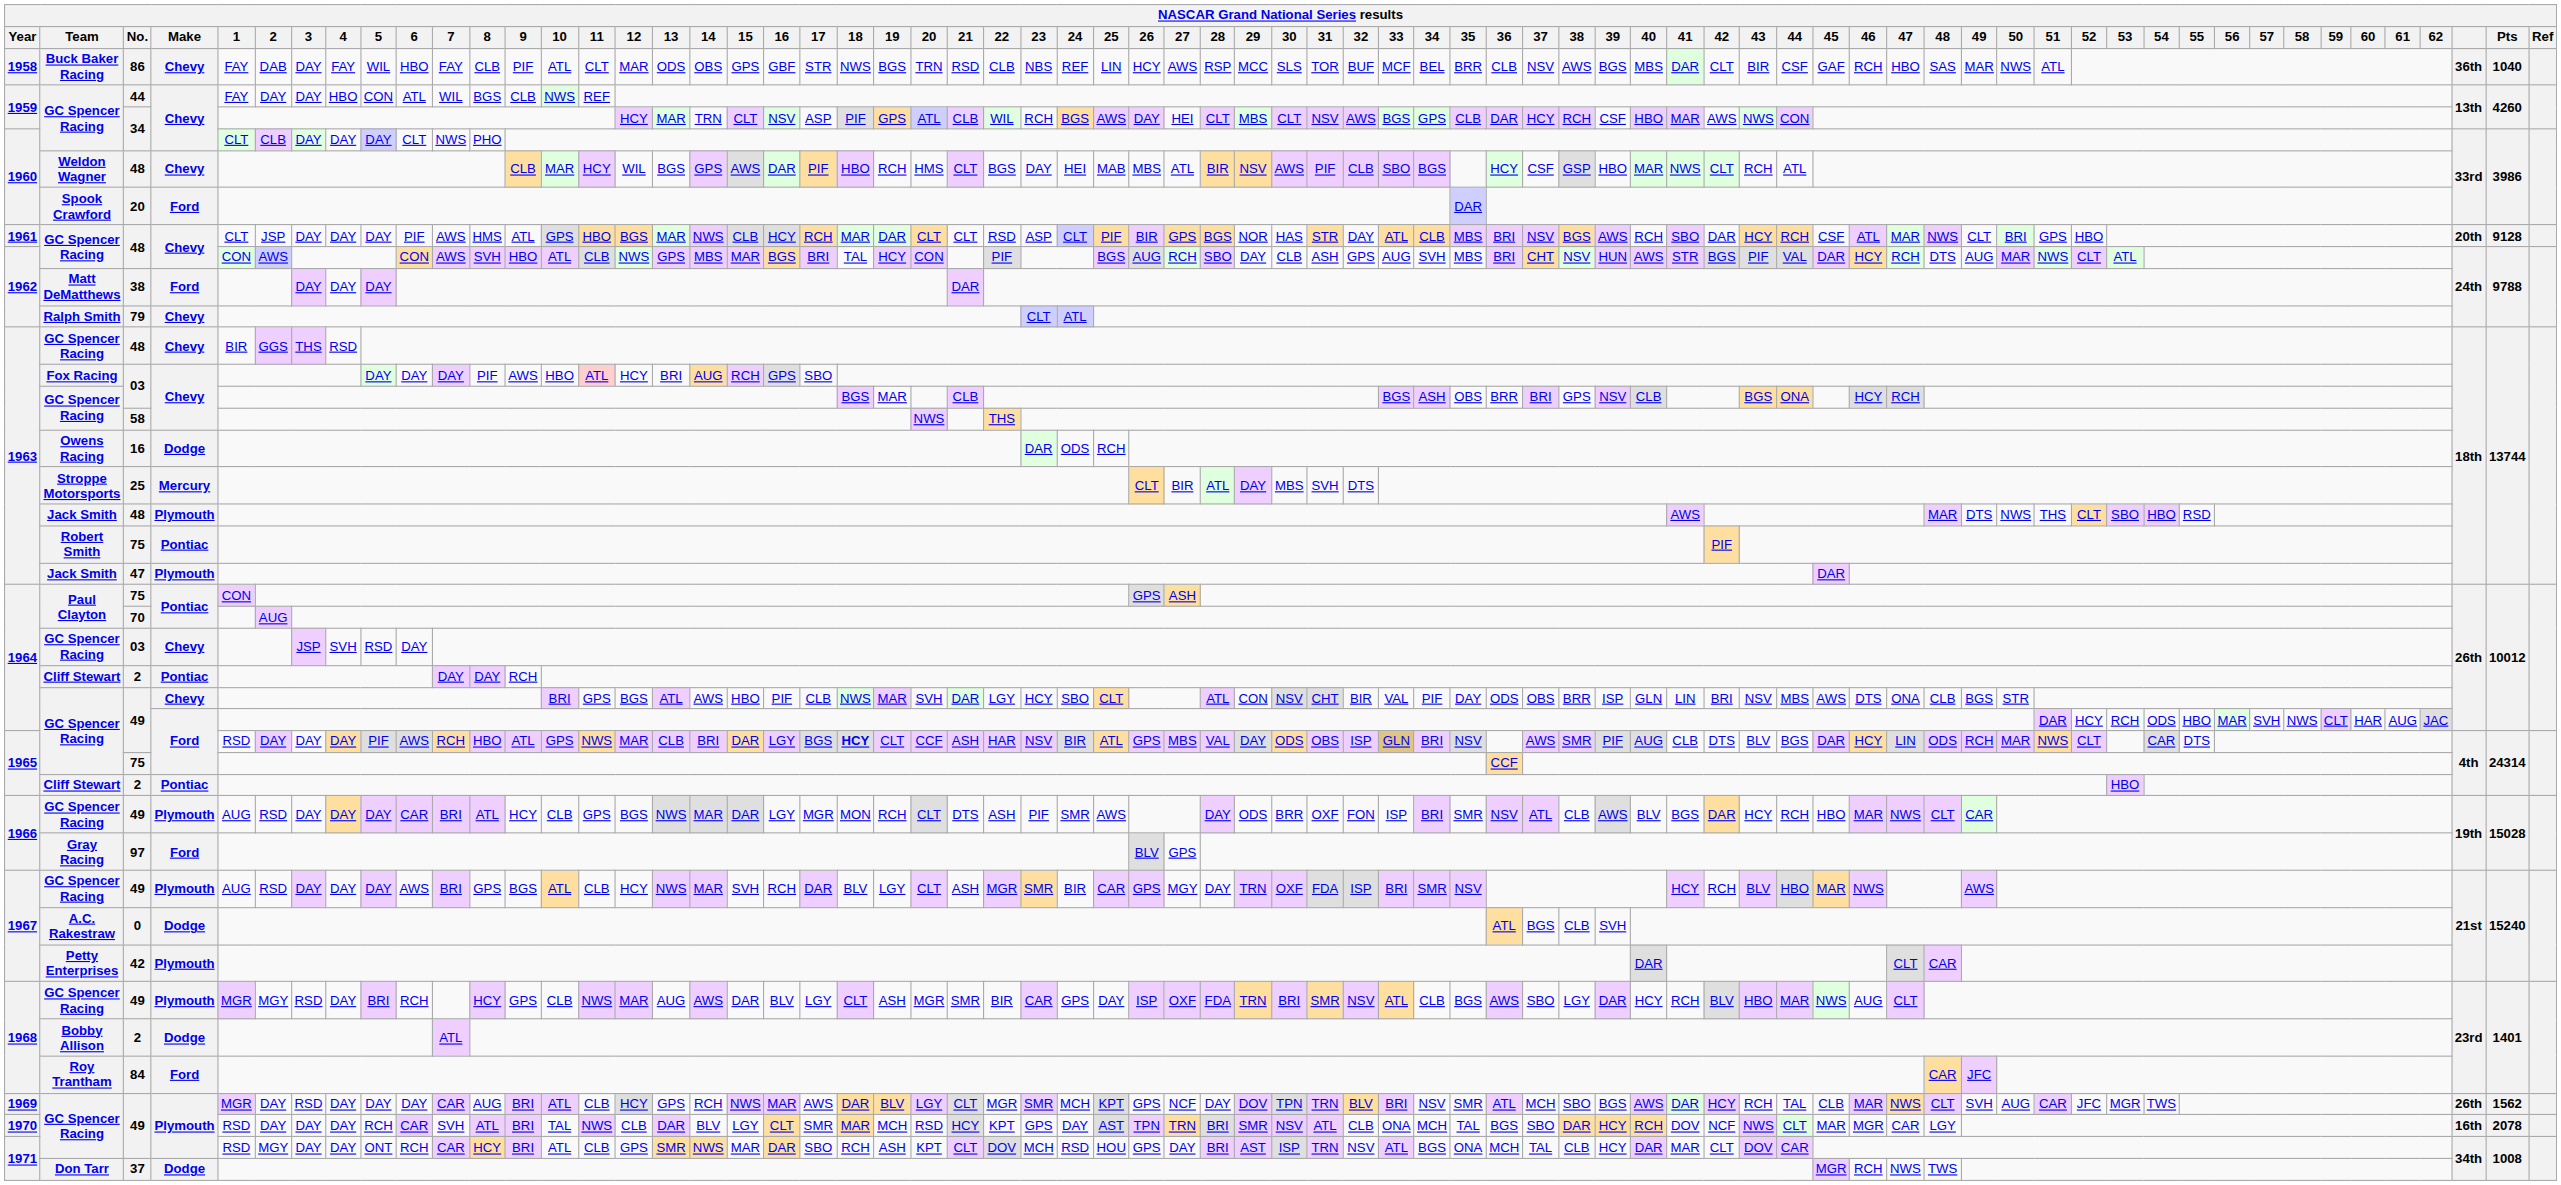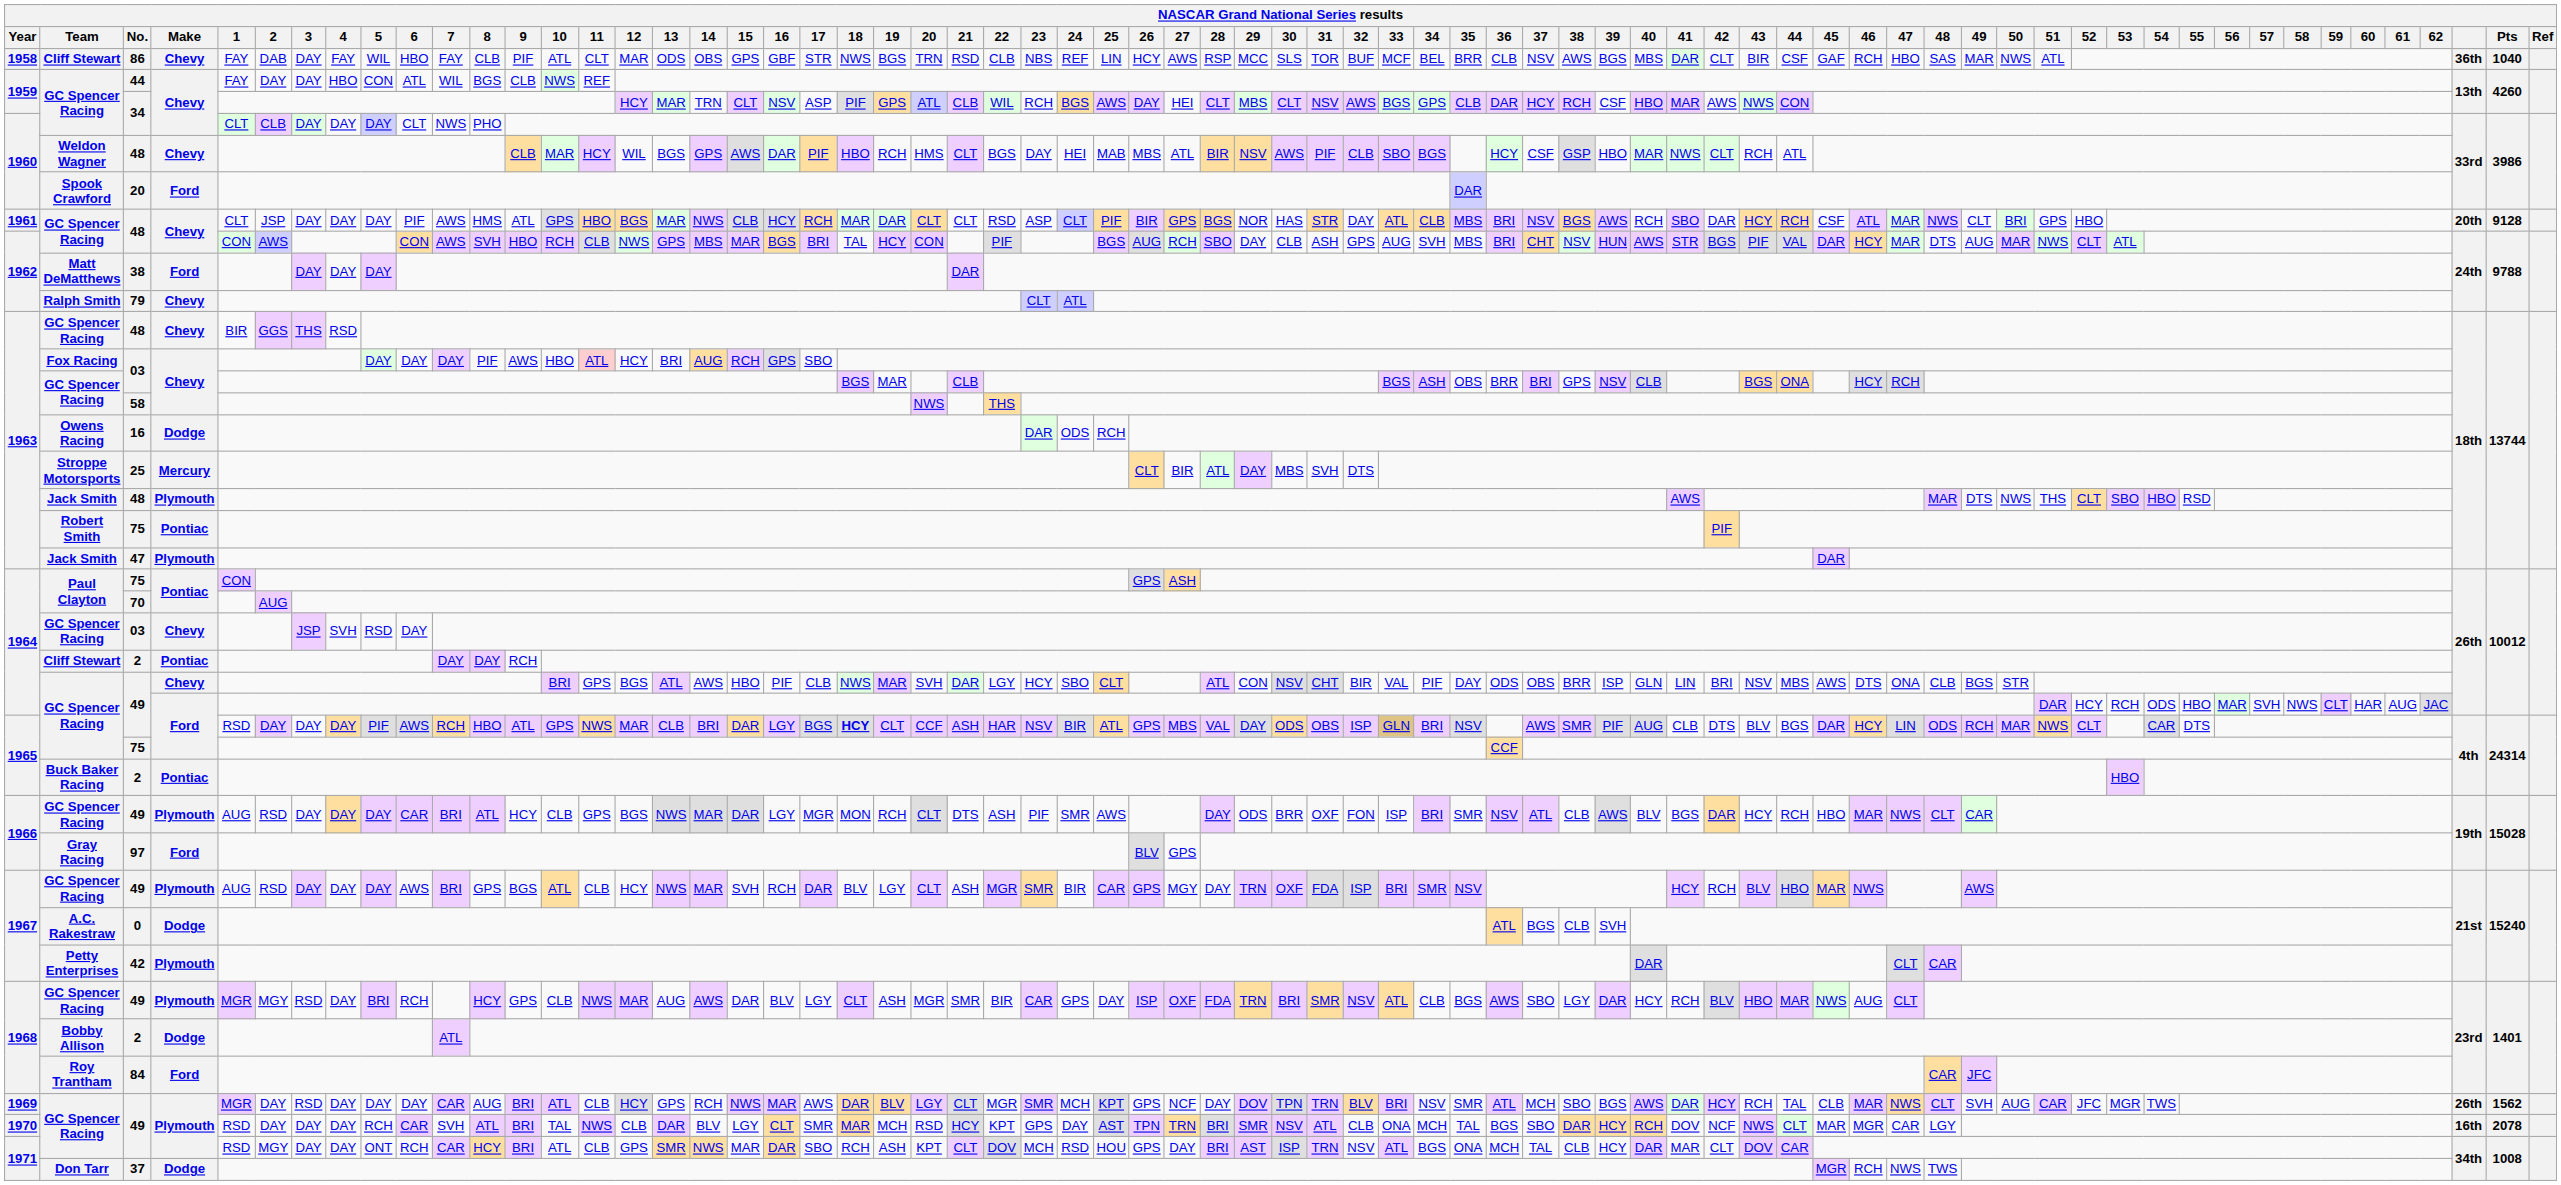(82, 67) Buck Baker Racing -> (82, 59) Cliff Stewart
(560, 257) ATL -> (560, 242) RCH
(1905, 257) RCH -> (1905, 242) MAR
(82, 785) Cliff Stewart -> (82, 777) Buck Baker Racing
